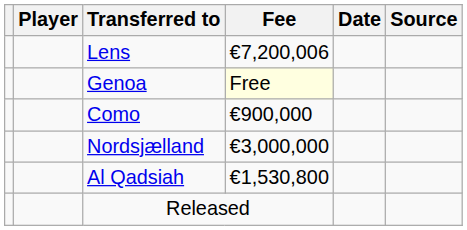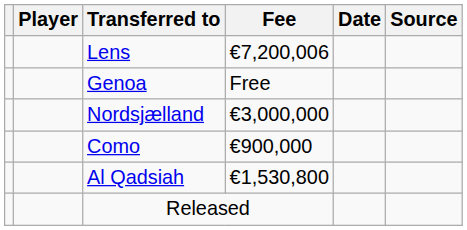(250, 83) lightyellow background -> (250, 83) no background
rows swapped: (146, 146) <-> (114, 114)
